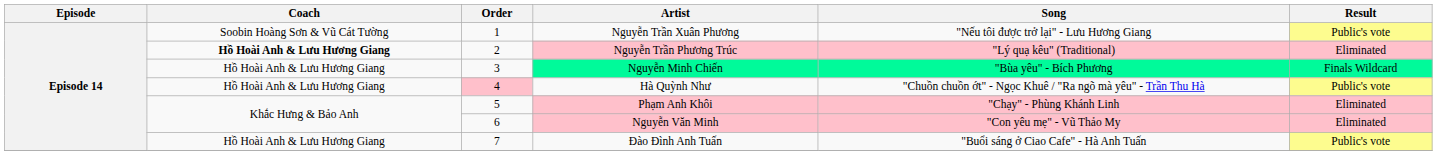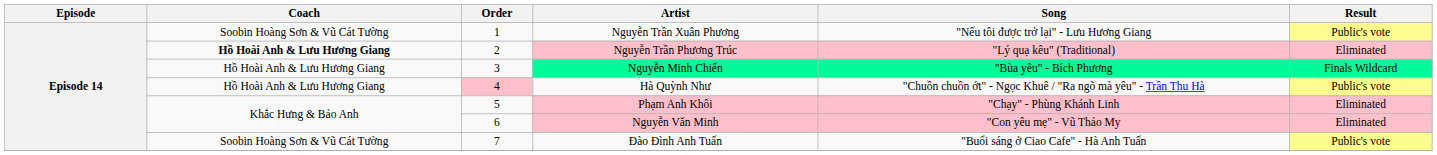(304, 141) Hồ Hoài Anh & Lưu Hương Giang -> (304, 141) Soobin Hoàng Sơn & Vũ Cát Tường
